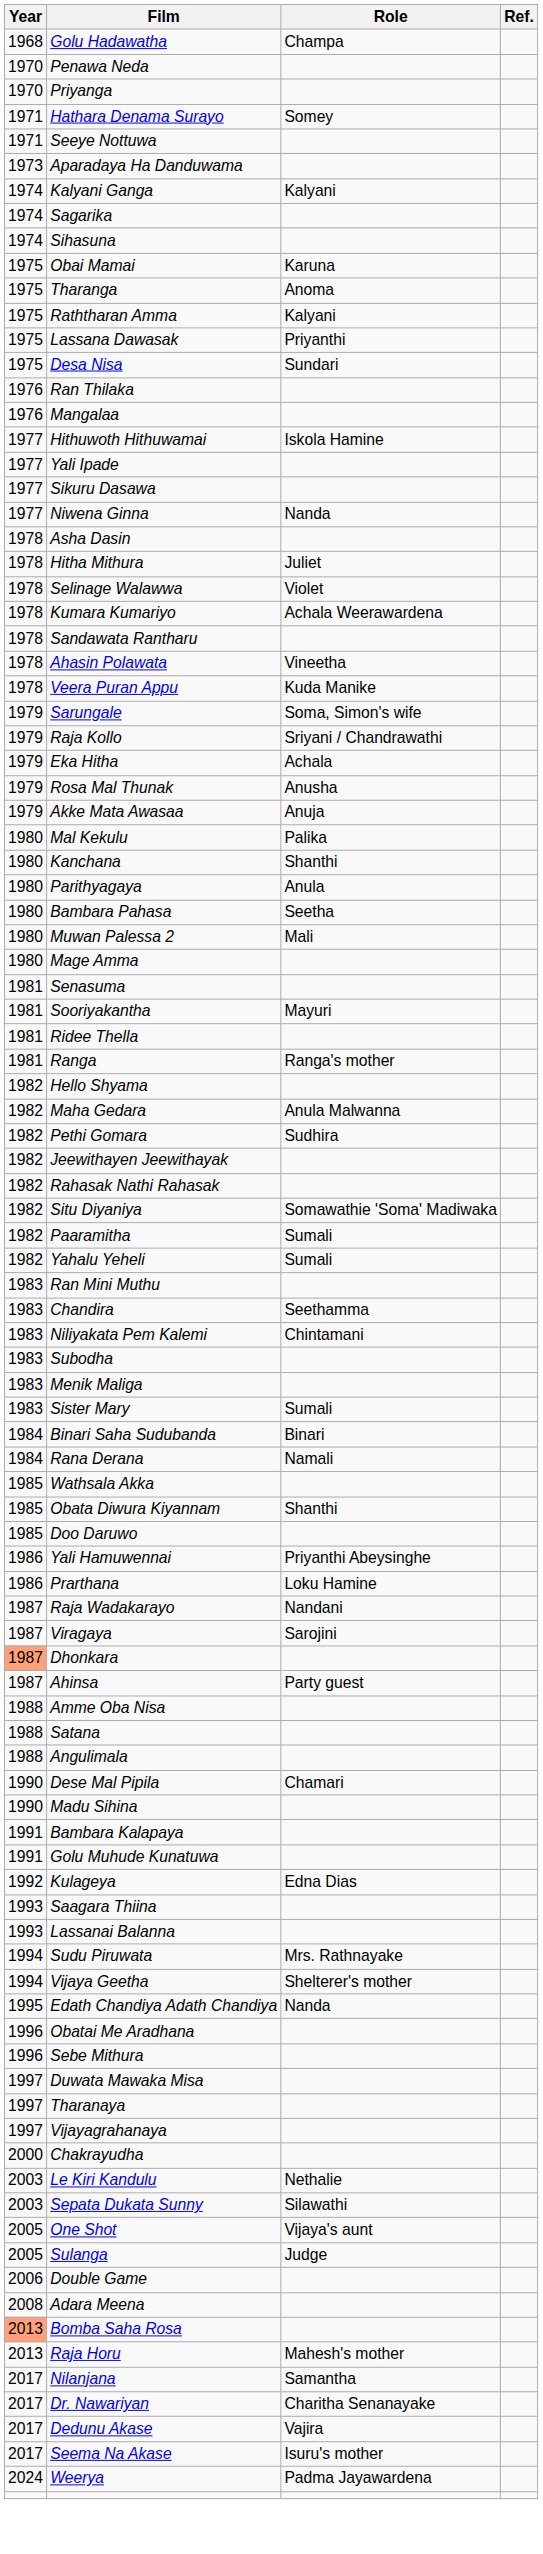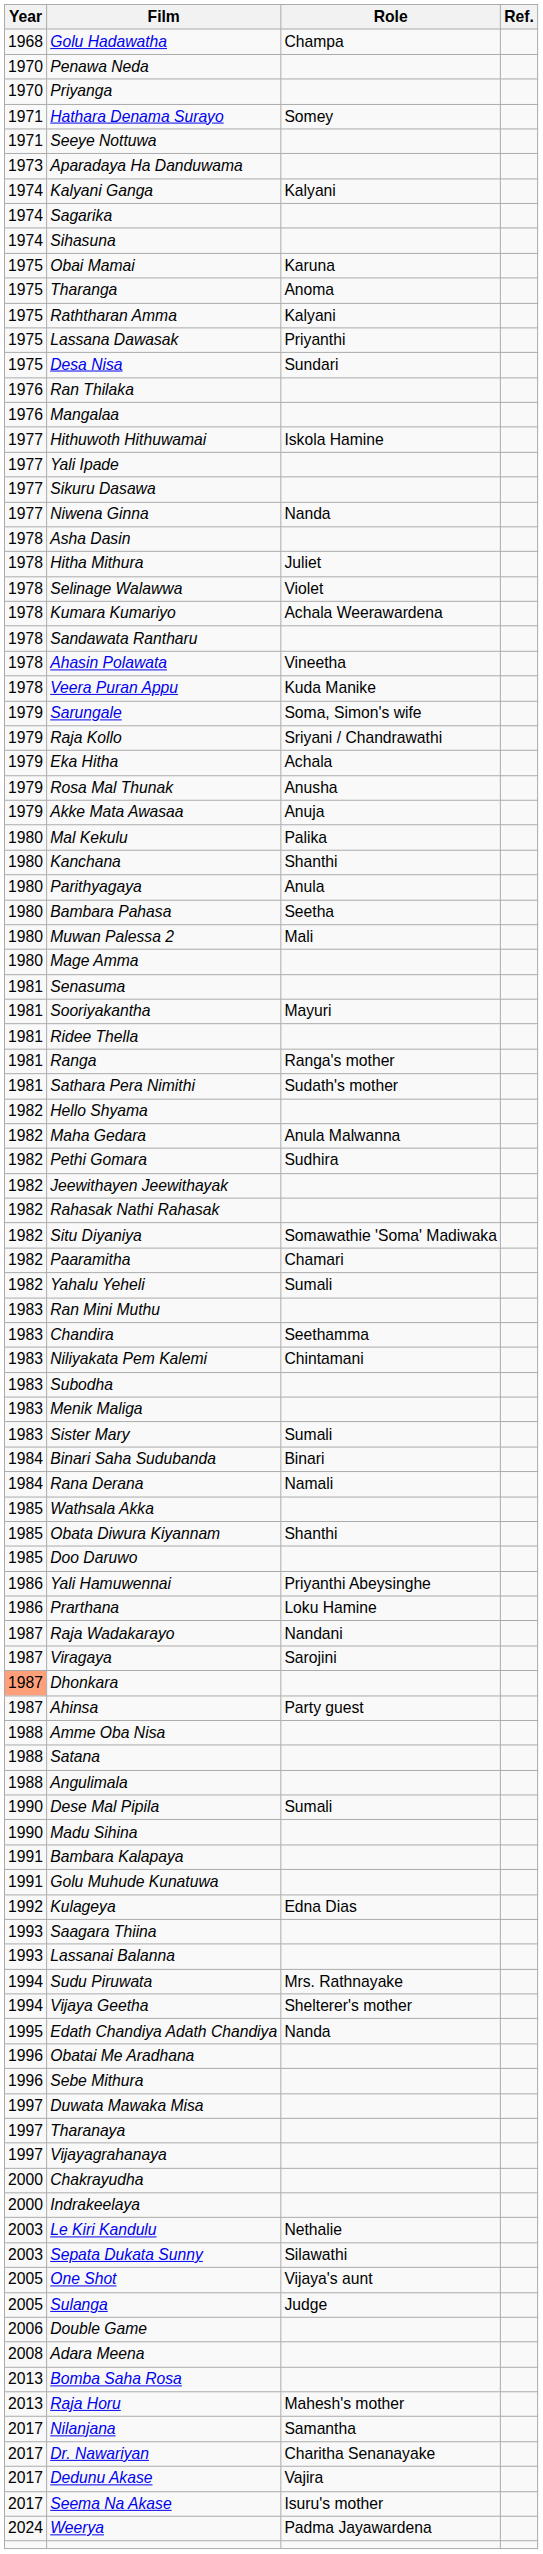+ row: (123, 1086)
(308, 1235) Sumali -> (314, 1260) Chamari
(314, 1782) Chamari -> (308, 1807) Sumali
+ row: (95, 2205)
(26, 2329) lightsalmon background -> (26, 2379) no background
